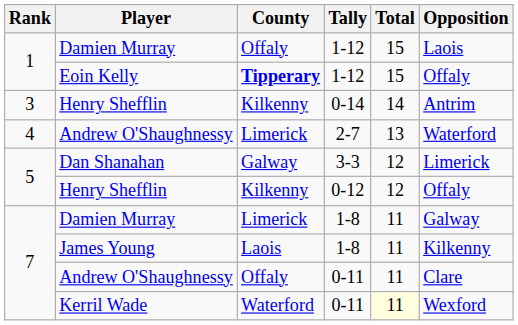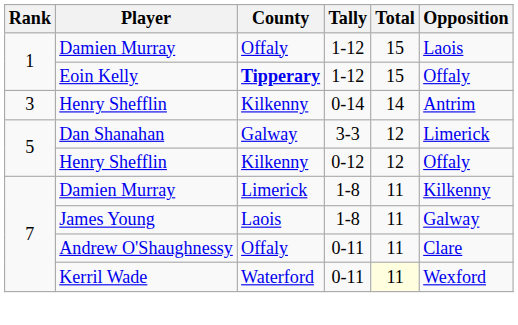- row: (146, 133)
(451, 219) Galway -> (457, 190) Kilkenny
(457, 248) Kilkenny -> (451, 219) Galway
